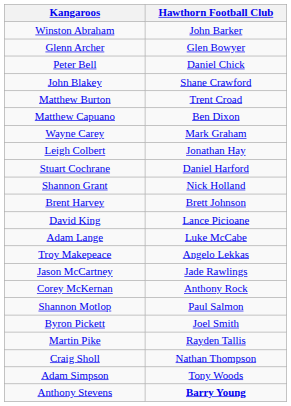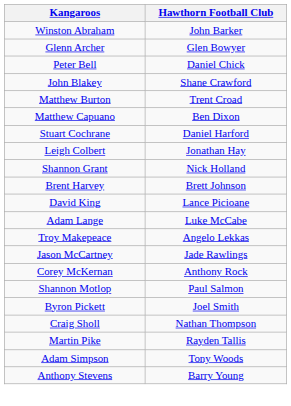- row: (75, 133)
rows swapped: (75, 168) <-> (75, 151)
rows swapped: (75, 340) <-> (75, 358)
(216, 392) bold -> (216, 375) normal
